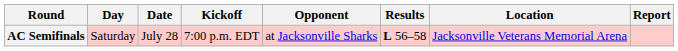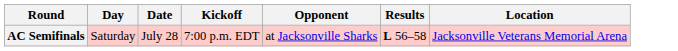- column: (652, 15)
